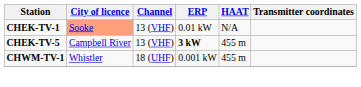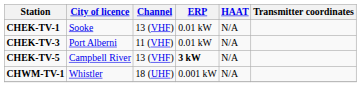(81, 27) lightsalmon background -> (81, 27) no background
+ row: (33, 43)
(234, 43) 455 m -> (230, 58) N/A
(234, 58) 455 m -> (230, 74) N/A
